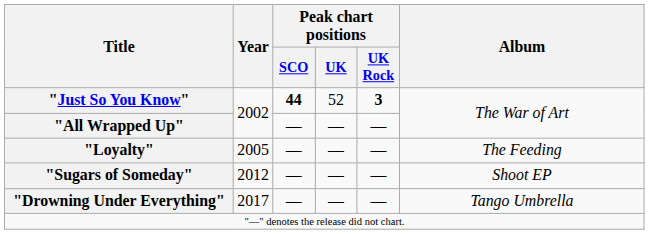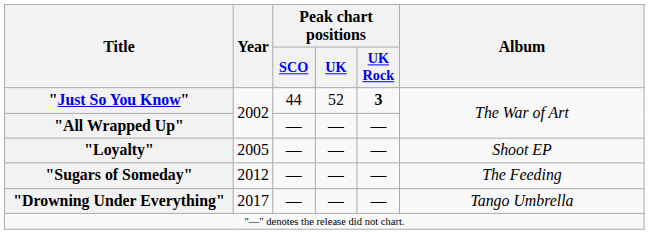(294, 100) bold -> (294, 100) normal
(522, 150) The Feeding -> (522, 150) Shoot EP
(522, 175) Shoot EP -> (522, 175) The Feeding
